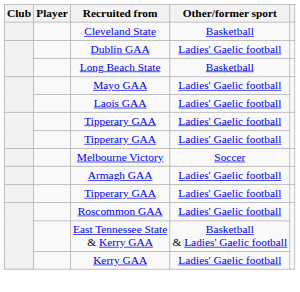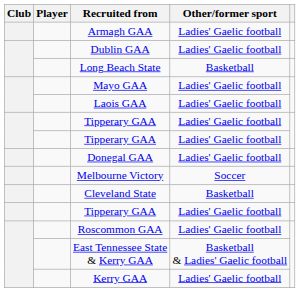rows swapped: (120, 31) <-> (120, 175)
+ row: (120, 157)
